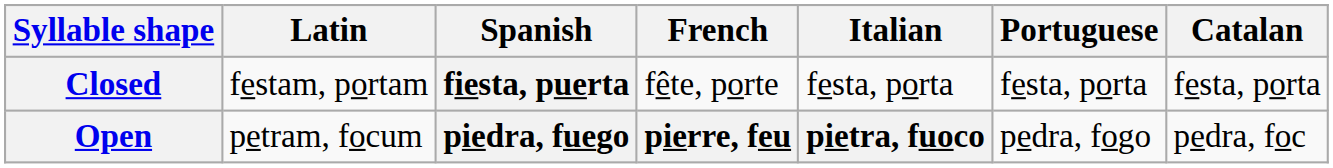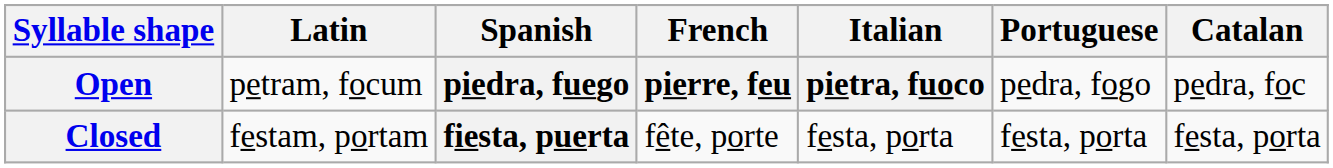rows swapped: (113, 135) <-> (113, 83)
